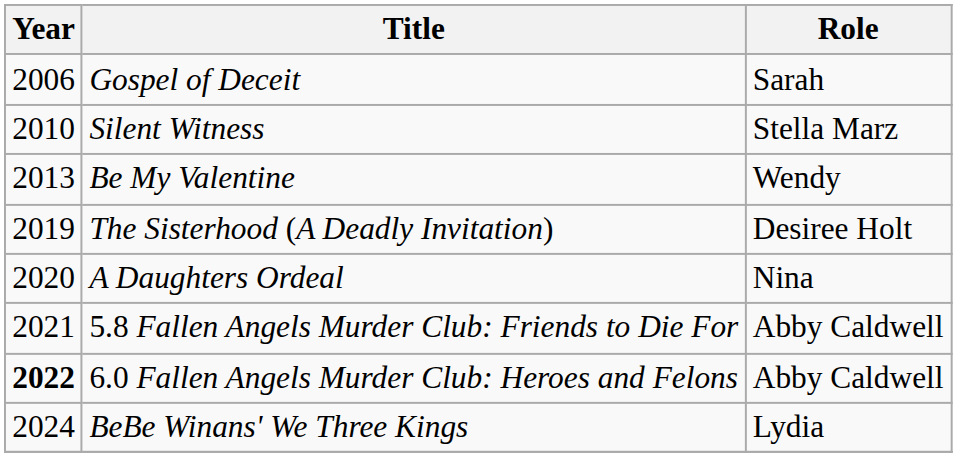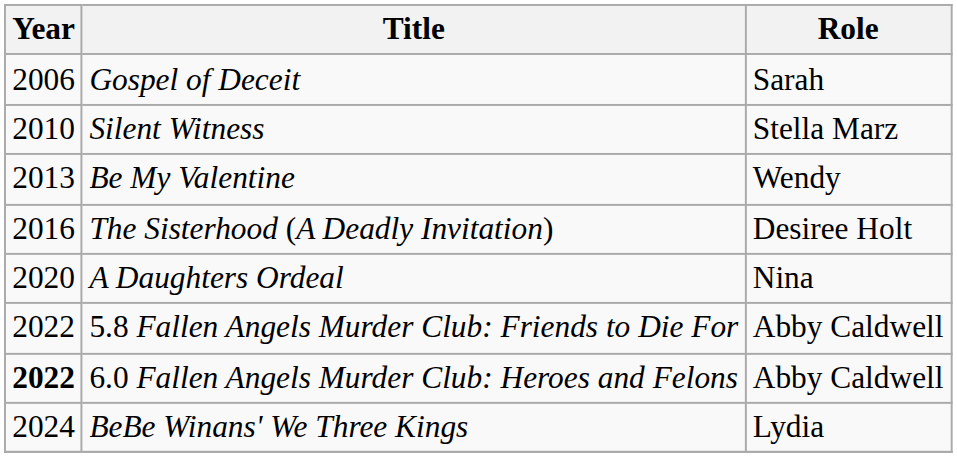(44, 228) 2019 -> (44, 228) 2016
(44, 327) 2021 -> (44, 327) 2022
